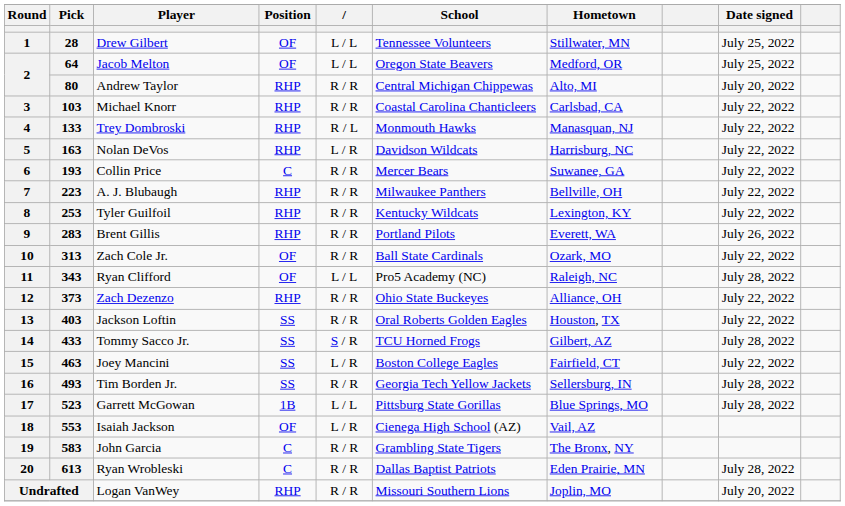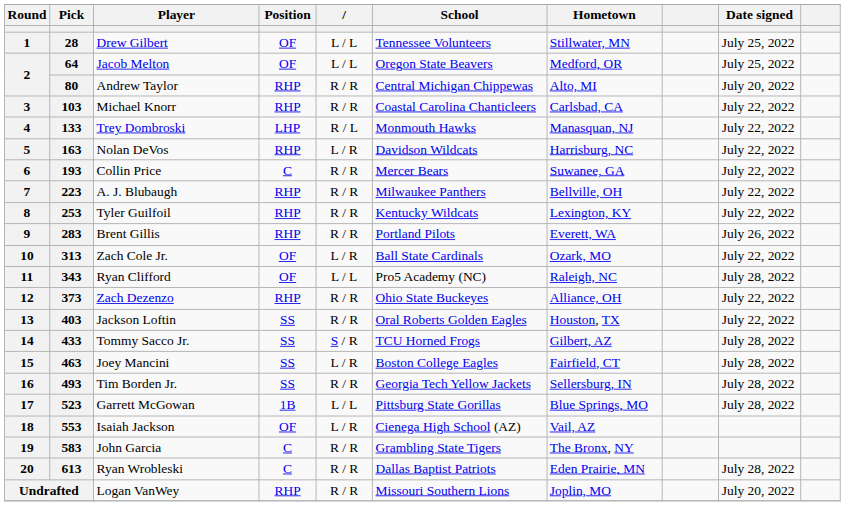(288, 127) RHP -> (288, 127) LHP
(344, 255) R / R -> (344, 255) L / R
(758, 362) July 22, 2022 -> (758, 362) July 28, 2022
